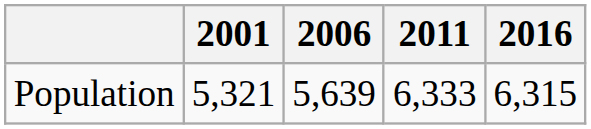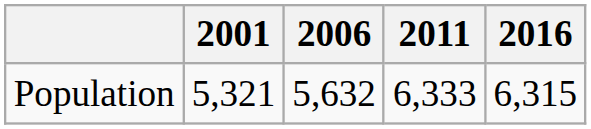(334, 92) 5,639 -> (334, 92) 5,632
